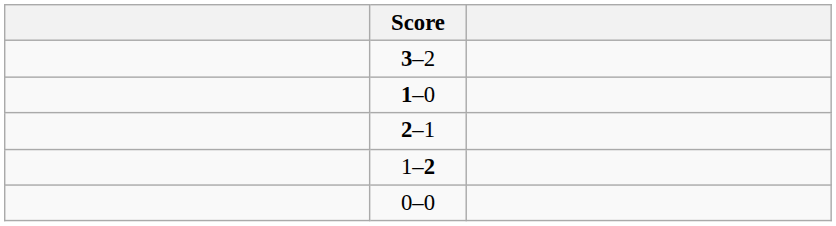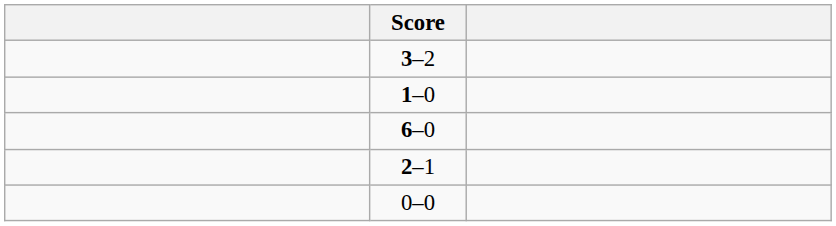+ row: (418, 130)
- row: (418, 166)
